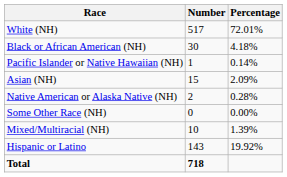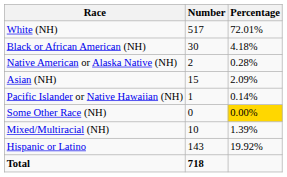rows swapped: (92, 96) <-> (95, 63)
(244, 113) no background -> (244, 113) gold background
